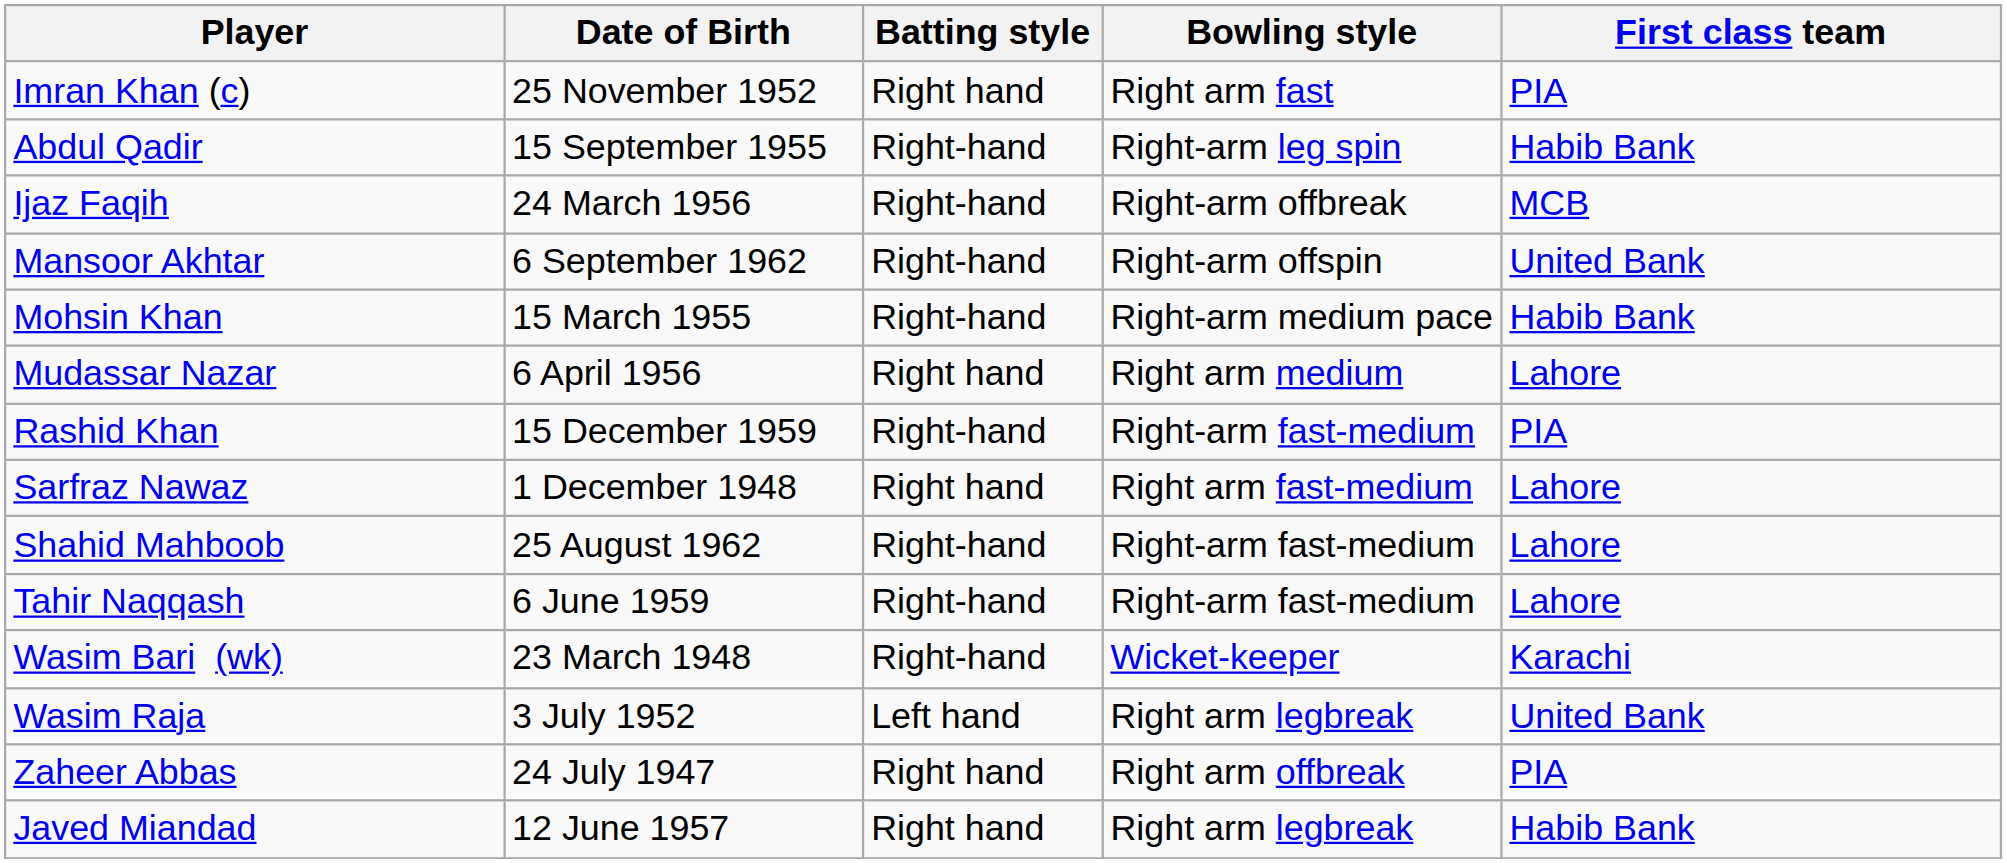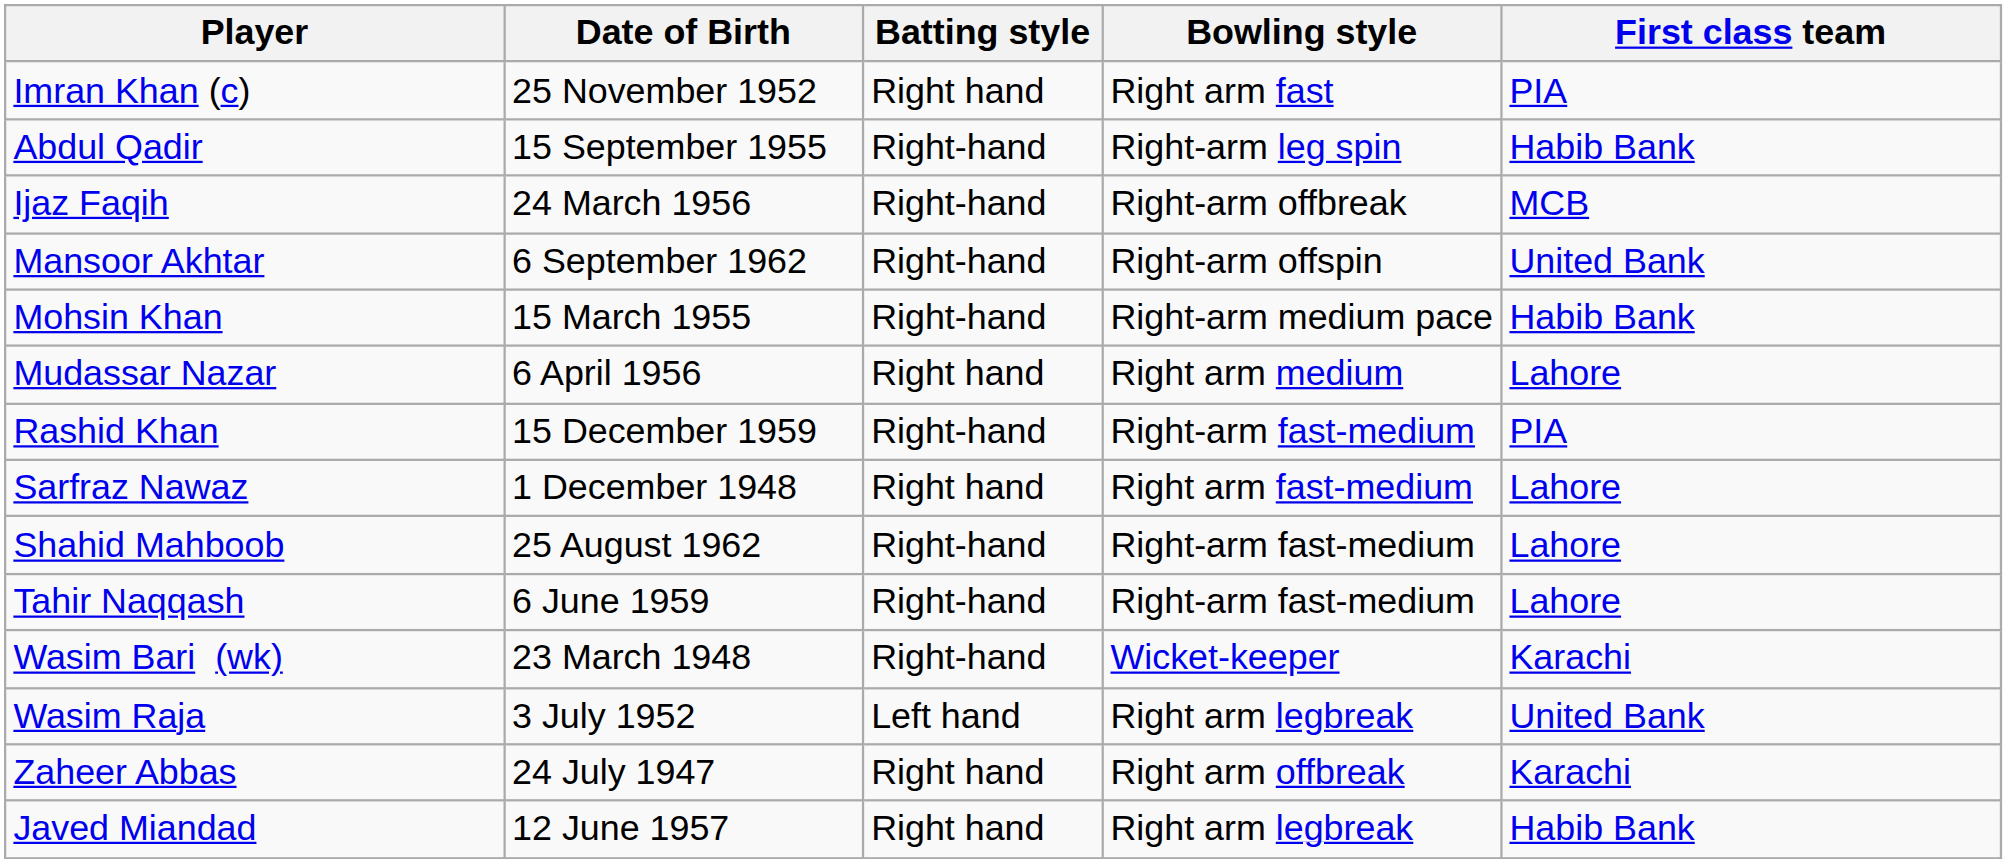(1538, 771) PIA -> (1570, 771) Karachi
